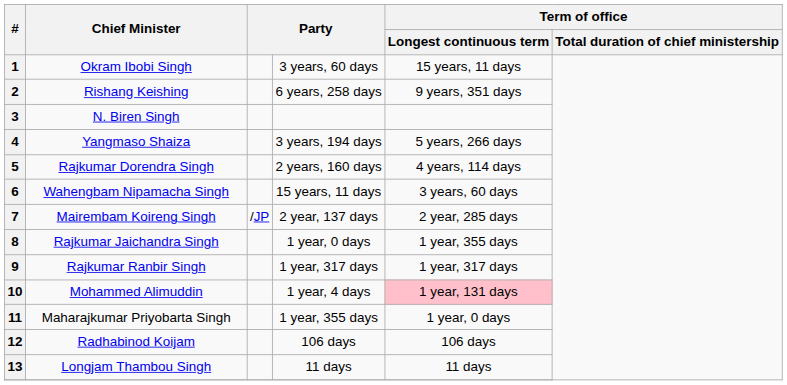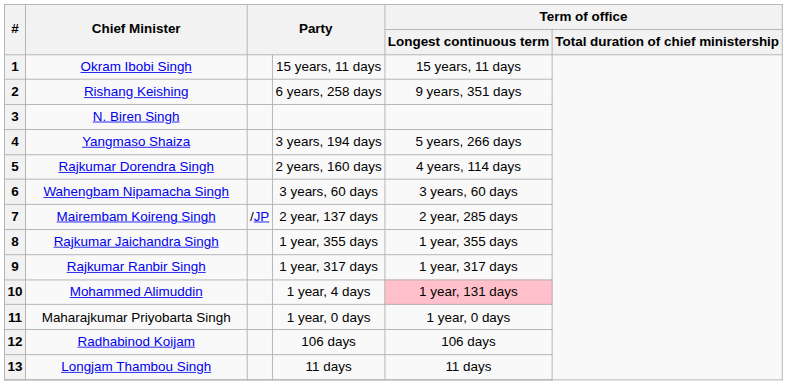(329, 66) 3 years, 60 days -> (329, 66) 15 years, 11 days
(329, 191) 15 years, 11 days -> (329, 191) 3 years, 60 days
(329, 241) 1 year, 0 days -> (329, 241) 1 year, 355 days
(329, 317) 1 year, 355 days -> (329, 317) 1 year, 0 days
